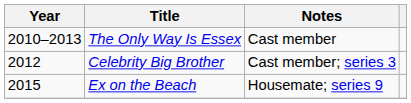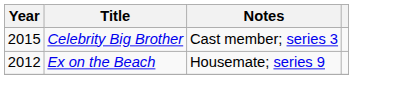- row: (165, 39)
(24, 62) 2012 -> (24, 39) 2015
(24, 86) 2015 -> (24, 62) 2012
